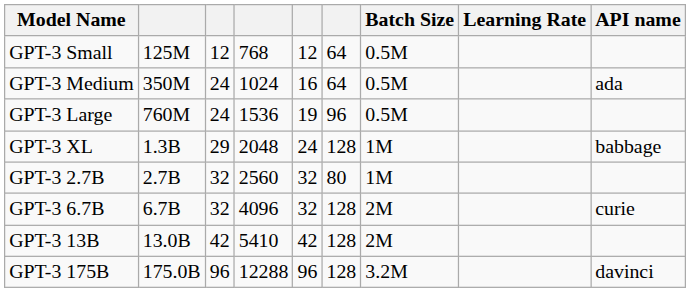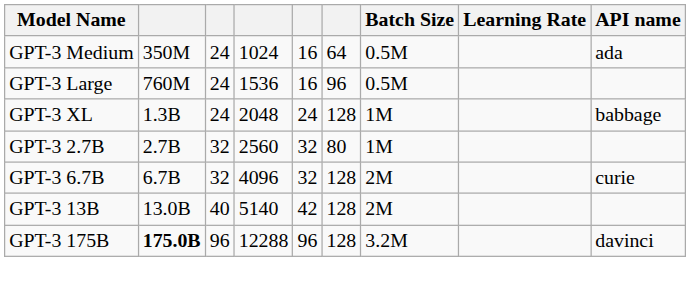- row: (61, 51)
(307, 114) 19 -> (307, 83) 16
(220, 146) 29 -> (220, 114) 24
(220, 240) 42 -> (220, 209) 40
(259, 240) 5410 -> (259, 209) 5140
(172, 271) normal -> (172, 240) bold
